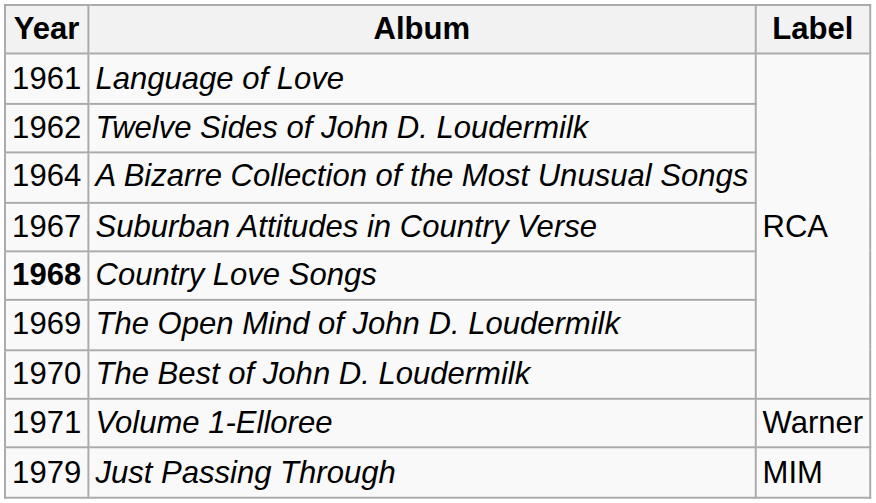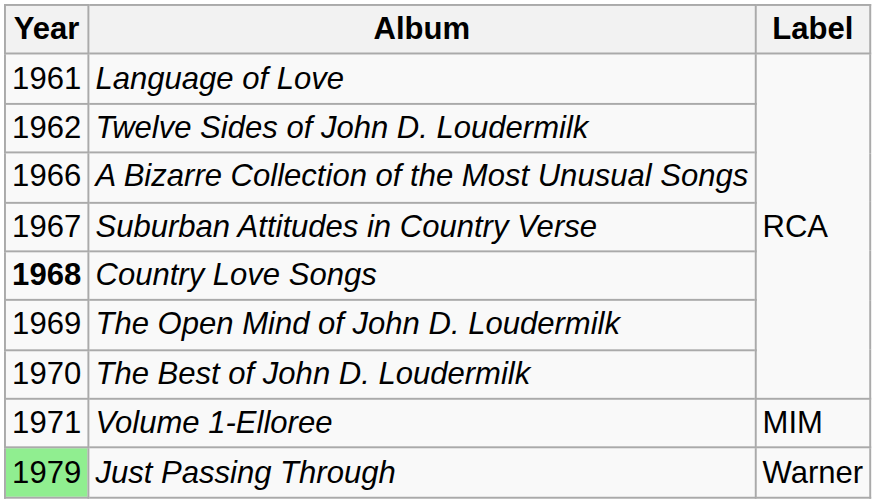(47, 176) 1964 -> (47, 176) 1966
(813, 422) Warner -> (793, 422) MIM
(47, 472) no background -> (47, 472) lightgreen background
(793, 472) MIM -> (813, 472) Warner
